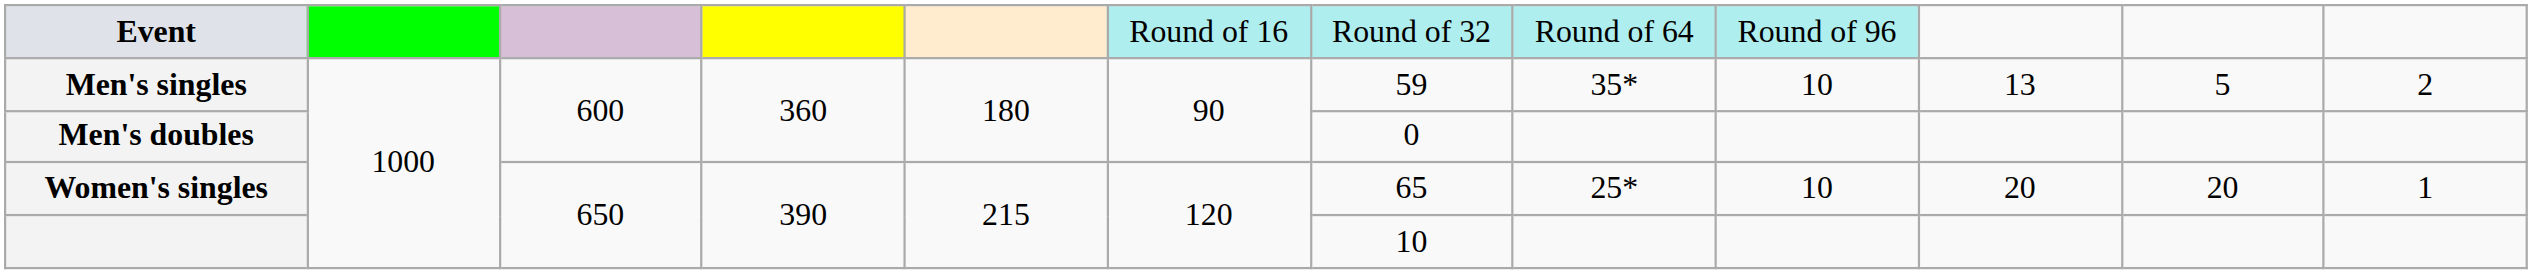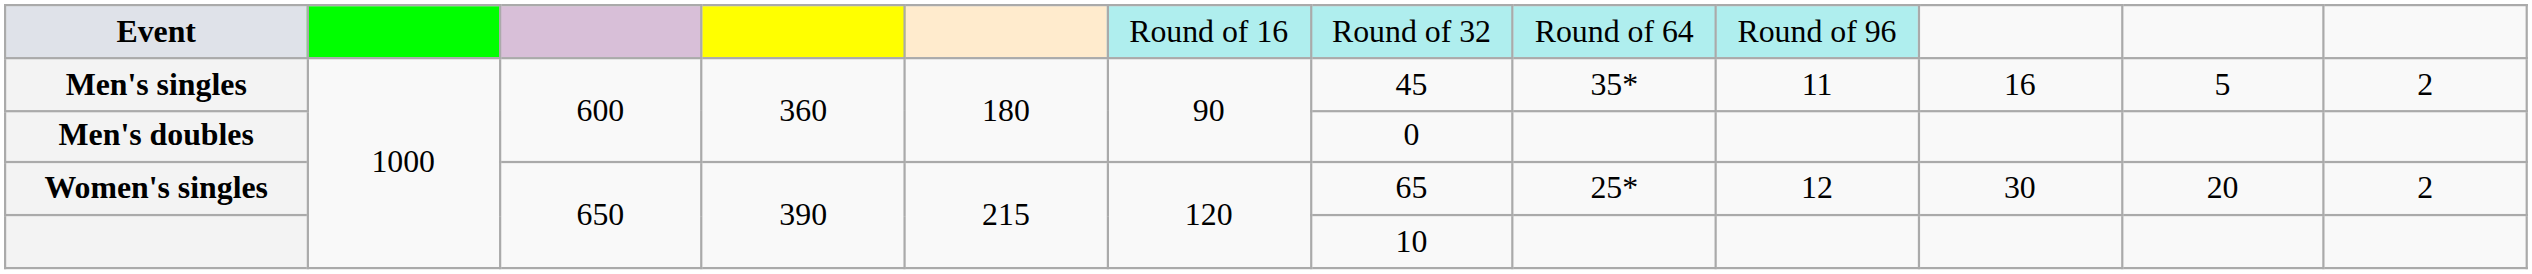(1411, 83) 59 -> (1411, 83) 45
(1817, 83) 10 -> (1817, 83) 11
(2020, 83) 13 -> (2020, 83) 16
(1817, 188) 10 -> (1817, 188) 12
(2020, 188) 20 -> (2020, 188) 30
(2425, 188) 1 -> (2425, 188) 2
